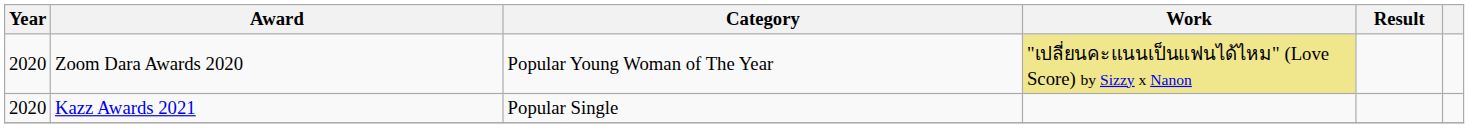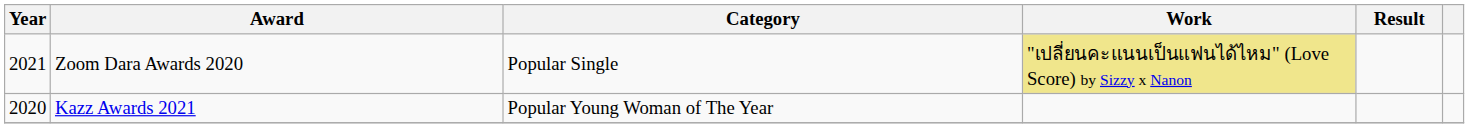(28, 63) 2020 -> (28, 63) 2021
(640, 63) Popular Young Woman of The Year -> (563, 63) Popular Single
(563, 107) Popular Single -> (640, 107) Popular Young Woman of The Year
